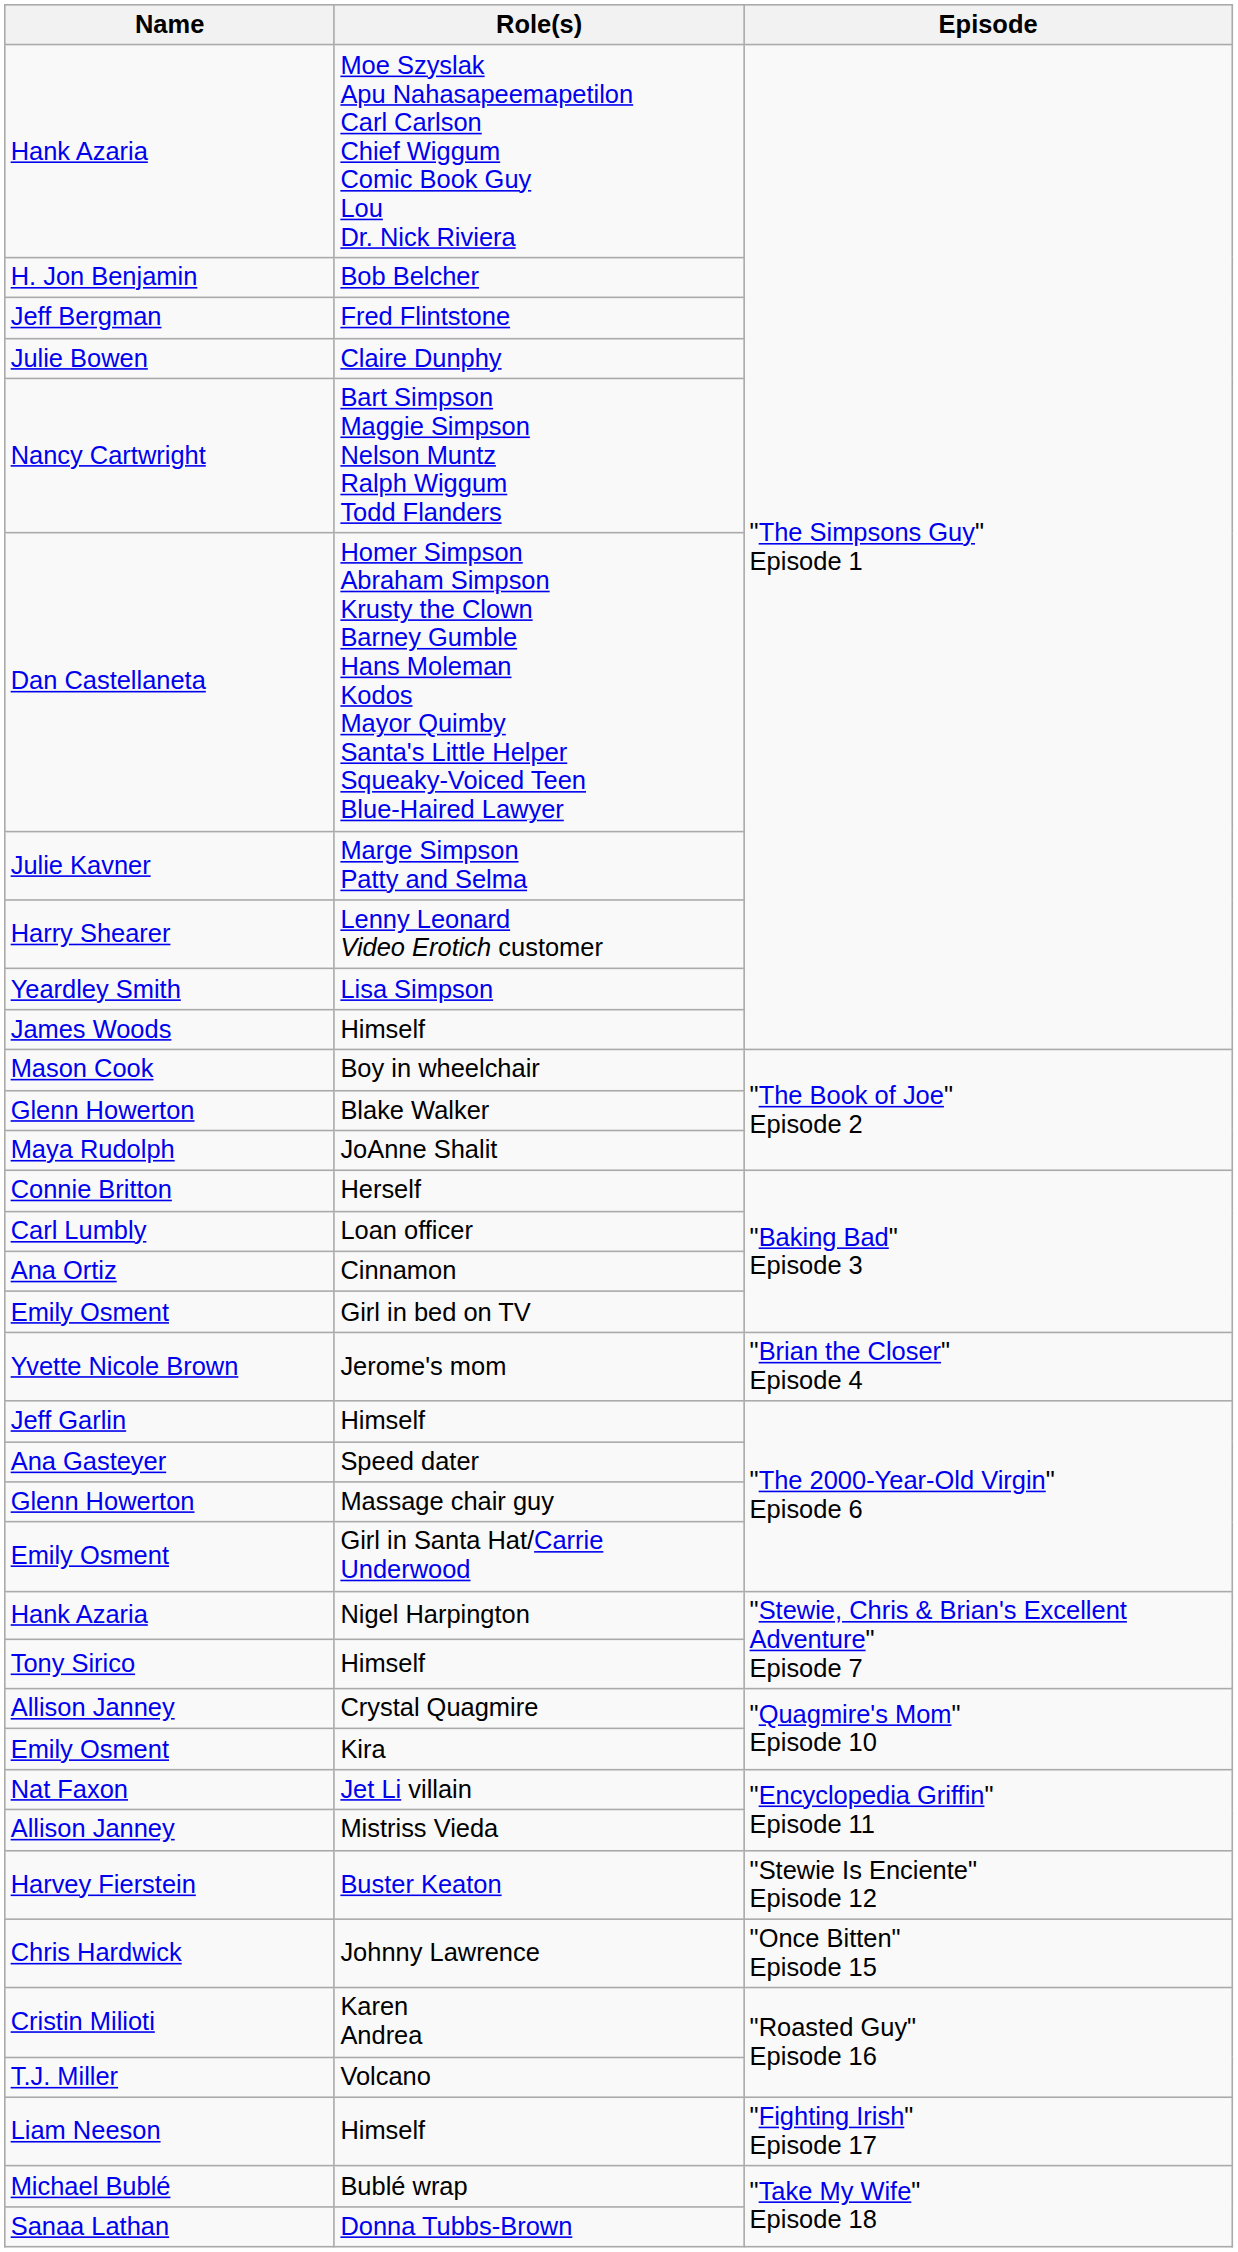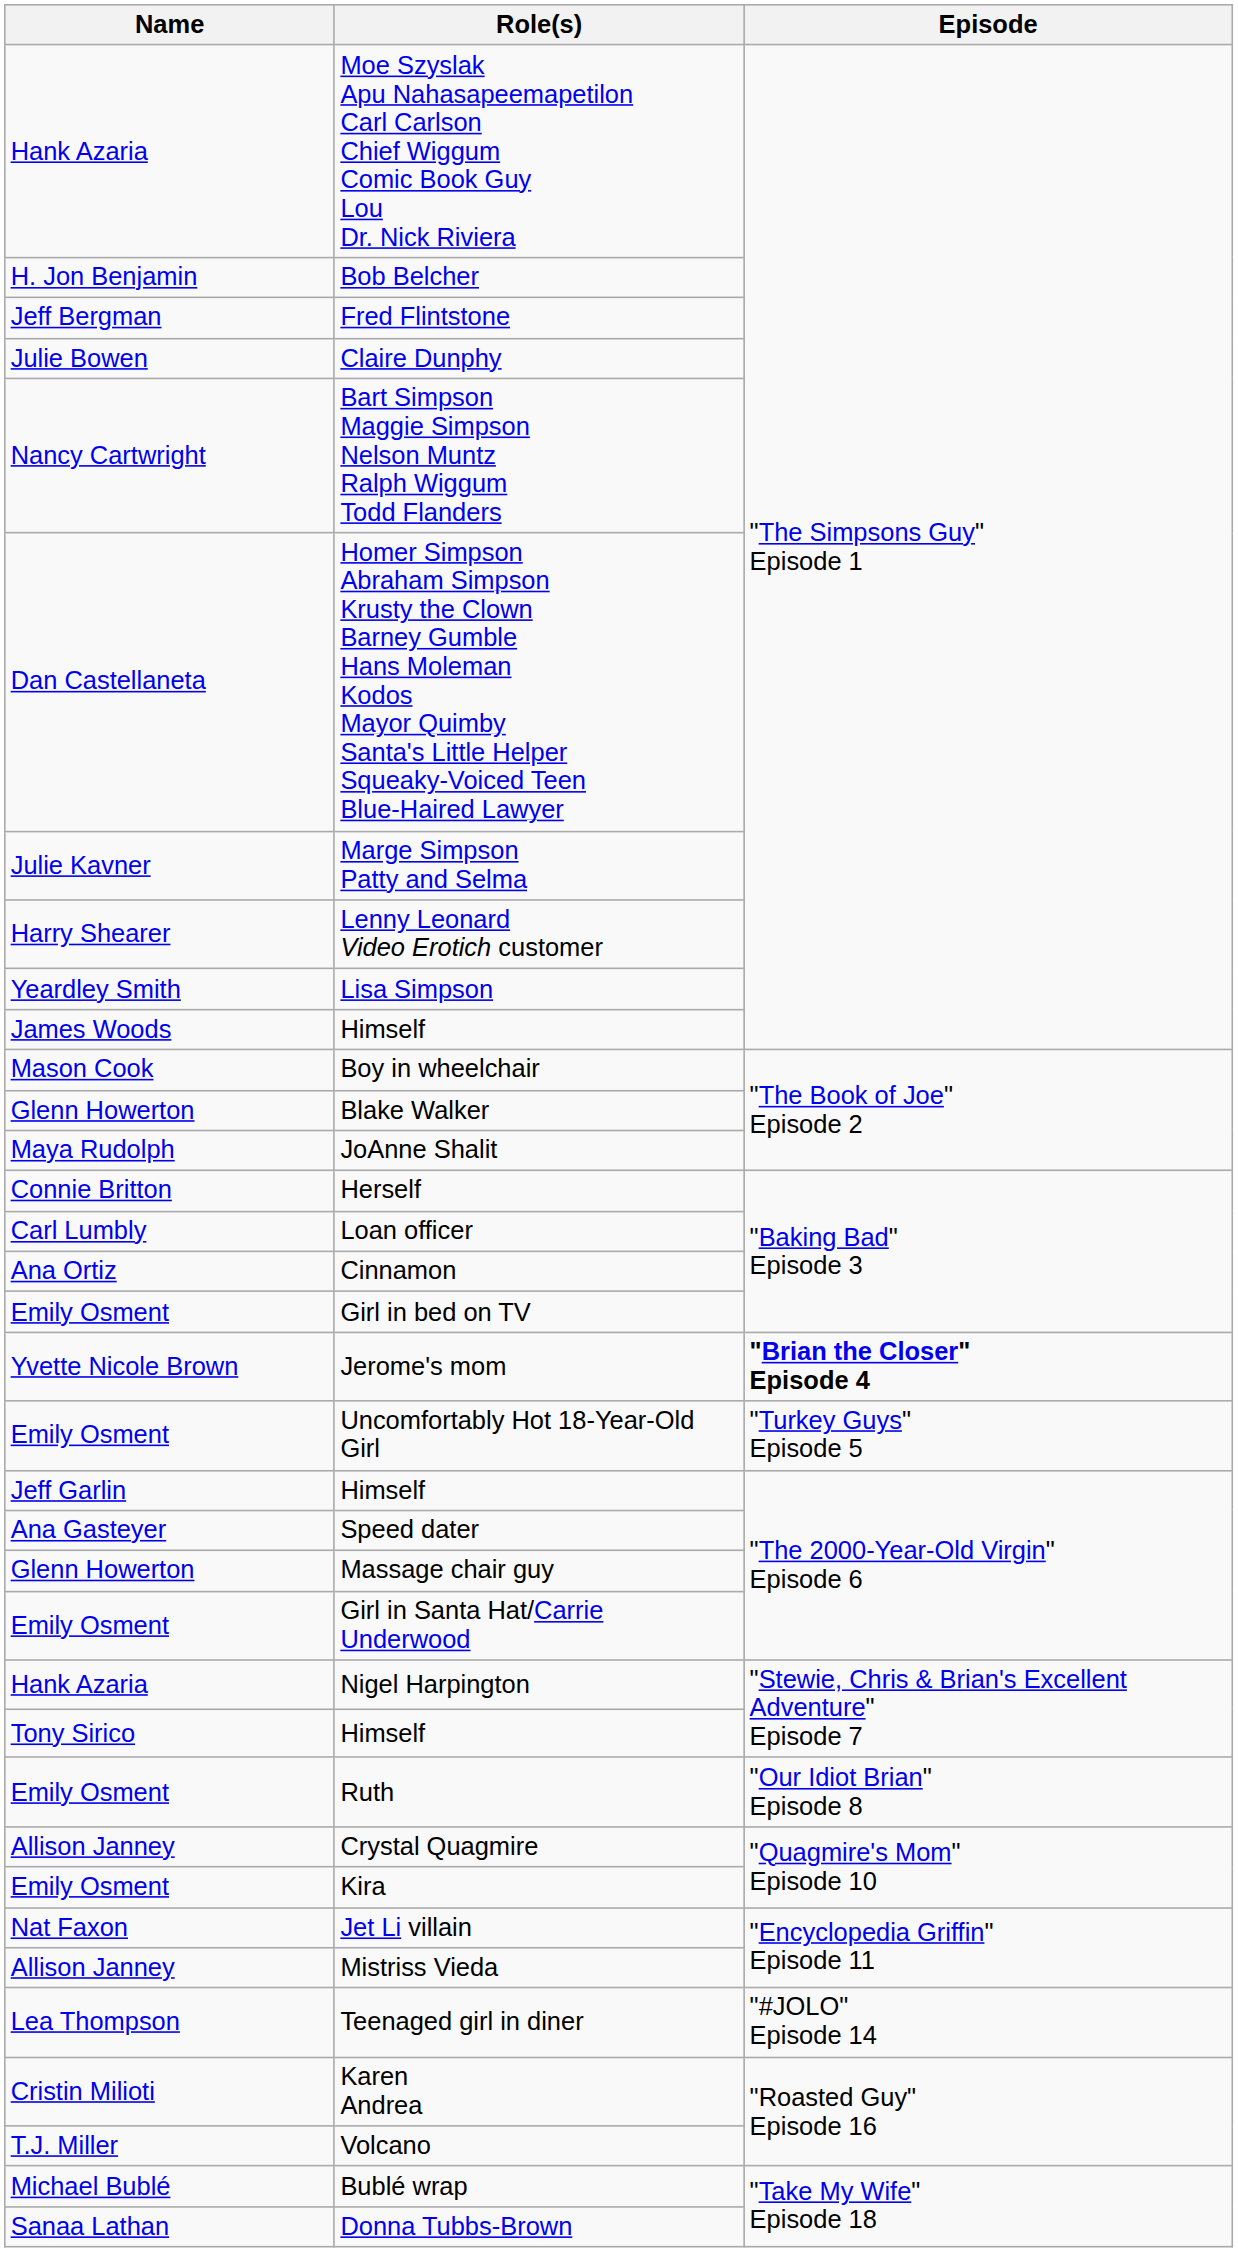(850, 1366) normal -> (860, 1366) bold
+ row: (90, 1435)
+ row: (90, 1791)
- row: (103, 1884)
+ row: (95, 2022)
- row: (96, 1953)
- row: (86, 2131)
